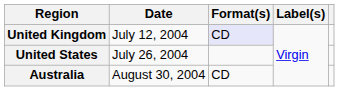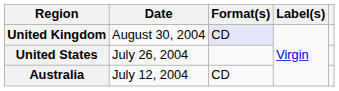(150, 34) July 12, 2004 -> (159, 34) August 30, 2004
(159, 75) August 30, 2004 -> (150, 75) July 12, 2004
